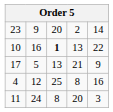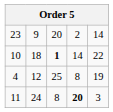(36, 47) 16 -> (36, 56) 18
(77, 47) 13 -> (77, 56) 14
- row: (15, 64)
(98, 82) 16 -> (98, 76) 19
(77, 99) normal -> (77, 97) bold
